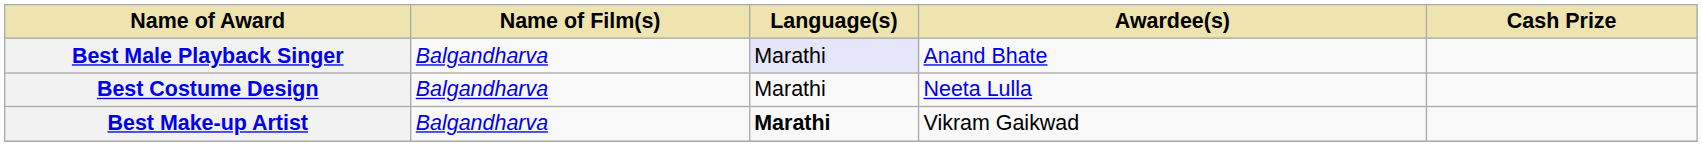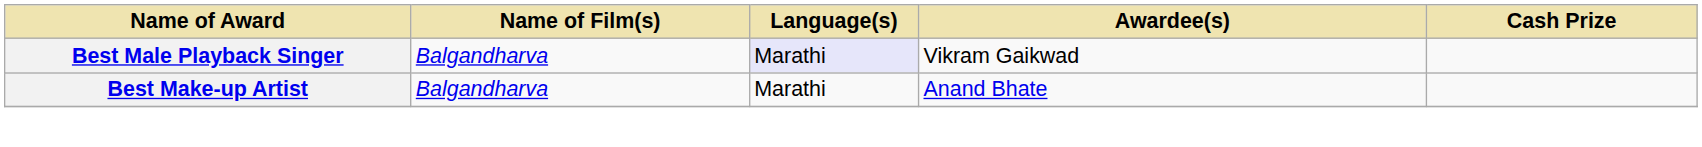(985, 55) Anand Bhate -> (1001, 55) Vikram Gaikwad
- row: (208, 89)
(792, 123) bold -> (790, 89) normal
(1001, 123) Vikram Gaikwad -> (985, 89) Anand Bhate
